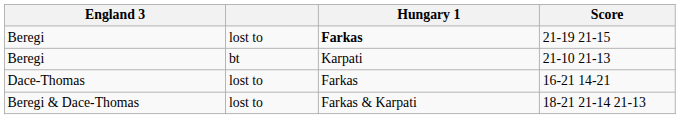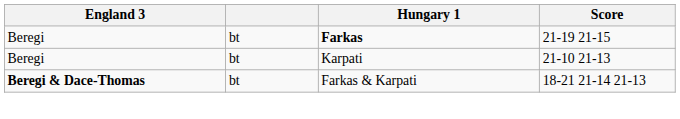(246, 37) lost to -> (234, 37) bt
- row: (576, 80)
(73, 102) normal -> (76, 80) bold
(246, 102) lost to -> (234, 80) bt
